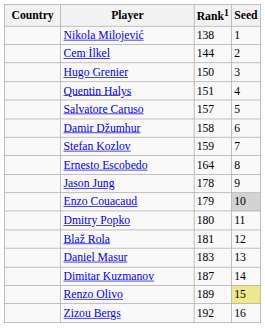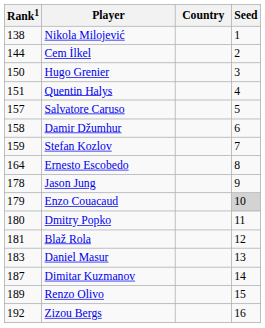columns swapped: (33, 15) <-> (213, 15)
(240, 294) khaki background -> (240, 294) no background
